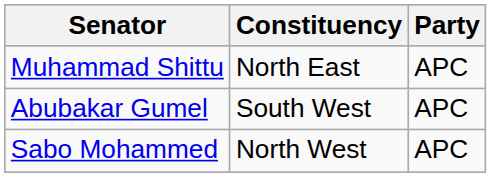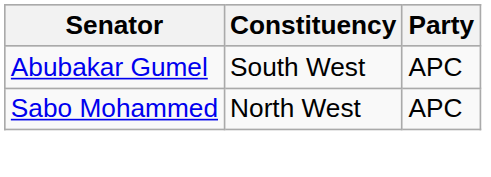- row: (117, 66)
